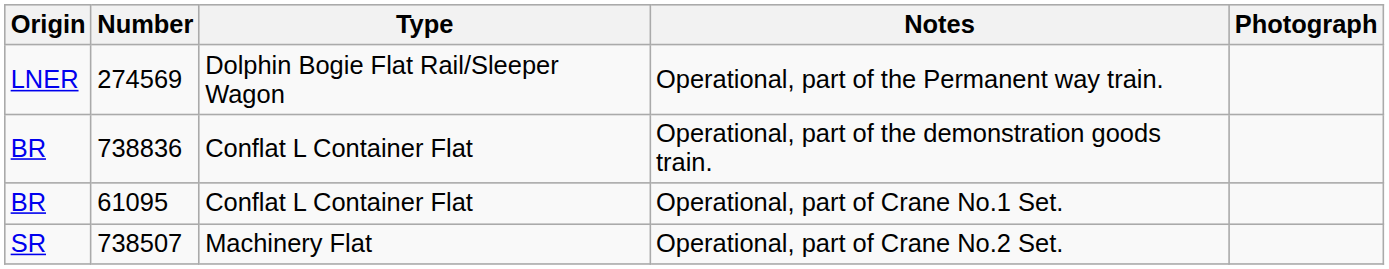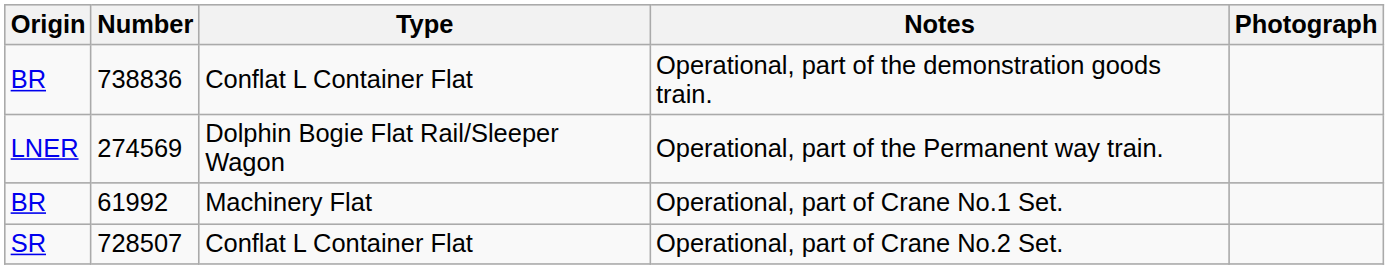rows swapped: (910, 79) <-> (908, 148)
(133, 202) 61095 -> (133, 202) 61992
(339, 202) Conflat L Container Flat -> (289, 202) Machinery Flat
(140, 243) 738507 -> (140, 243) 728507
(289, 243) Machinery Flat -> (339, 243) Conflat L Container Flat
